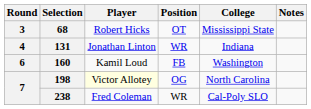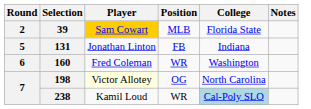+ row: (62, 29)
- row: (62, 29)
(22, 46) 4 -> (22, 46) 5
(179, 46) WR -> (179, 46) FB
(122, 63) Kamil Loud -> (122, 63) Fred Coleman
(179, 63) FB -> (179, 63) WR
(122, 96) Fred Coleman -> (122, 96) Kamil Loud
(238, 96) no background -> (234, 96) lightblue background
